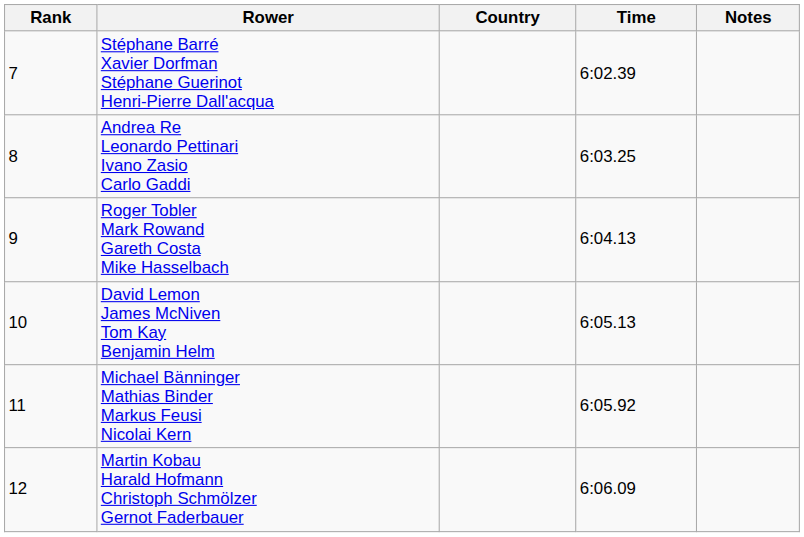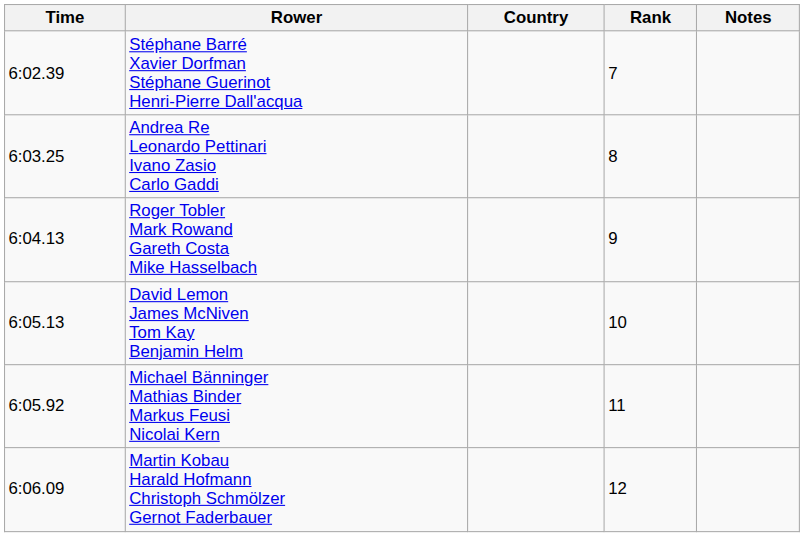columns swapped: (51, 17) <-> (636, 17)
